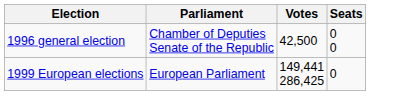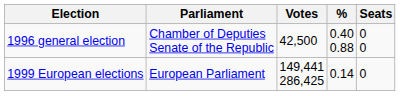+ column: (342, 14)
